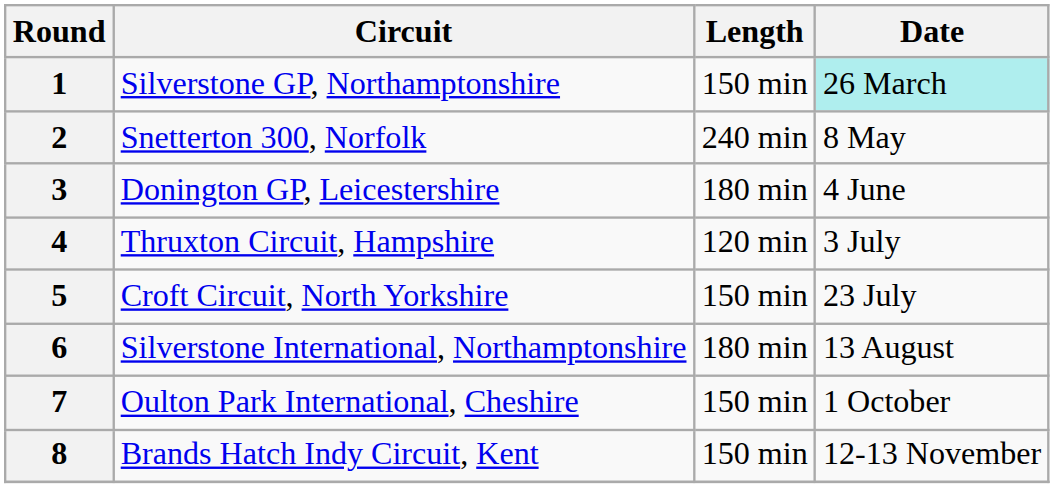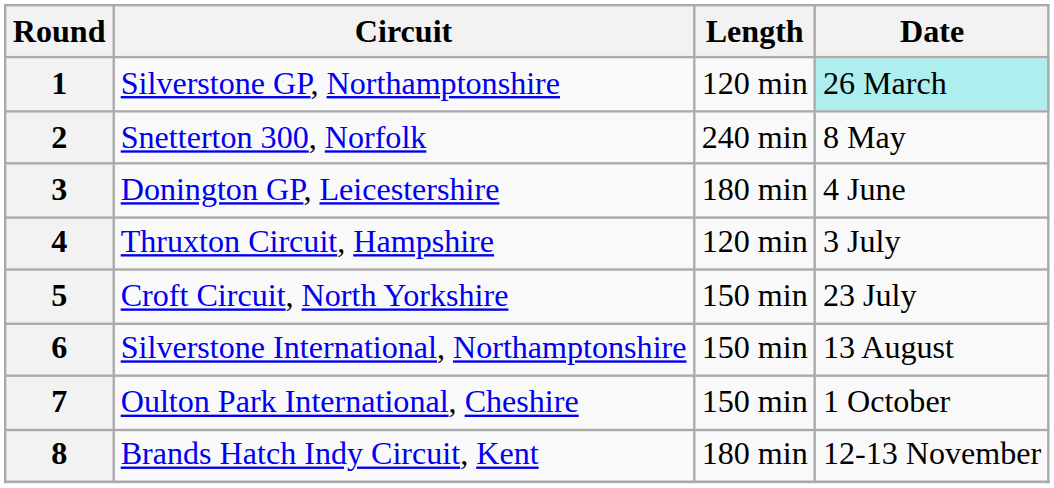(755, 83) 150 min -> (755, 83) 120 min
(755, 348) 180 min -> (755, 348) 150 min
(755, 454) 150 min -> (755, 454) 180 min
